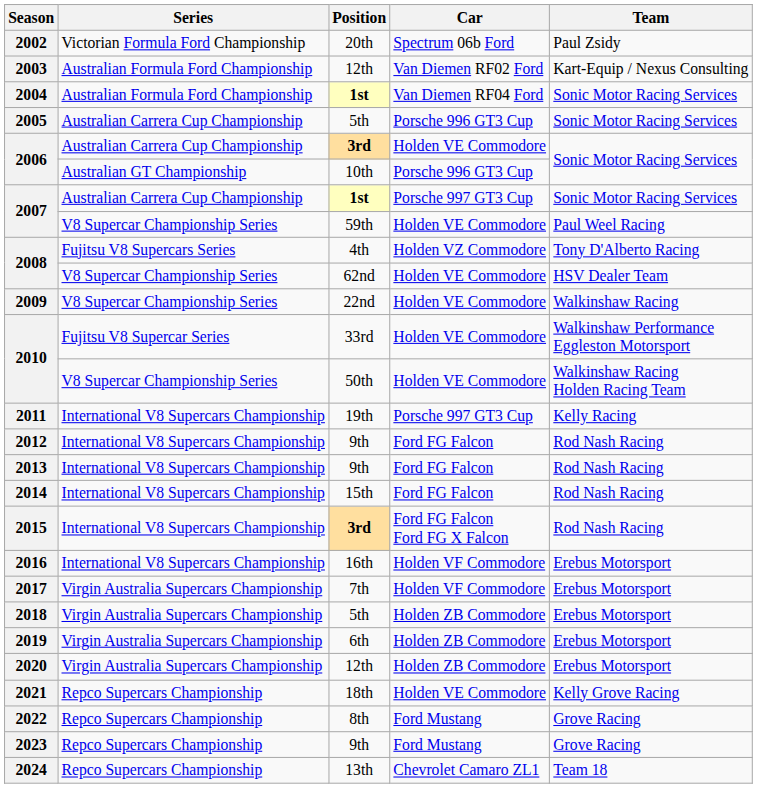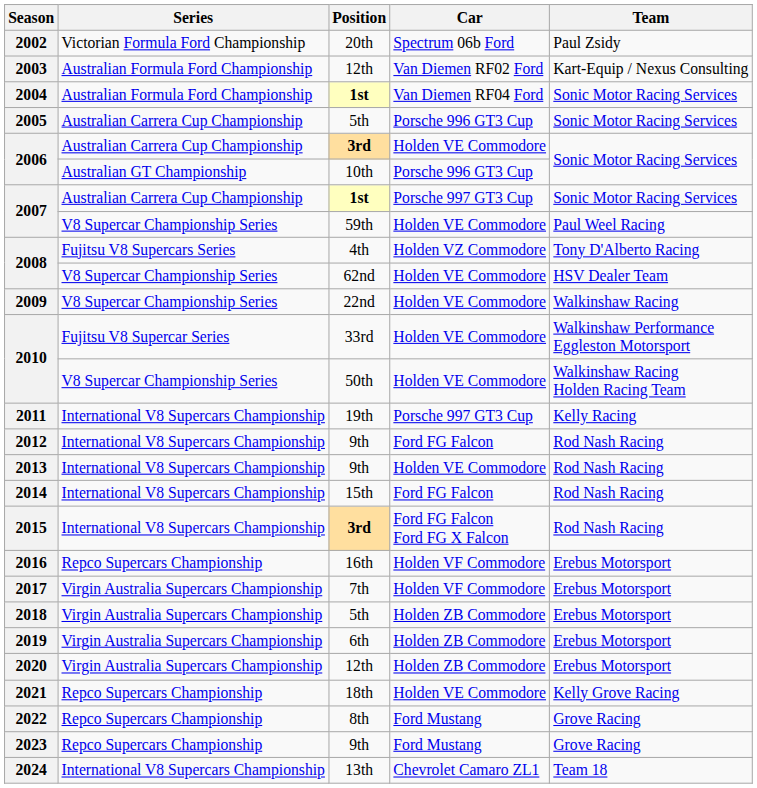(443, 467) Ford FG Falcon -> (470, 467) Holden VE Commodore
(193, 563) International V8 Supercars Championship -> (162, 563) Repco Supercars Championship
(162, 770) Repco Supercars Championship -> (193, 770) International V8 Supercars Championship
